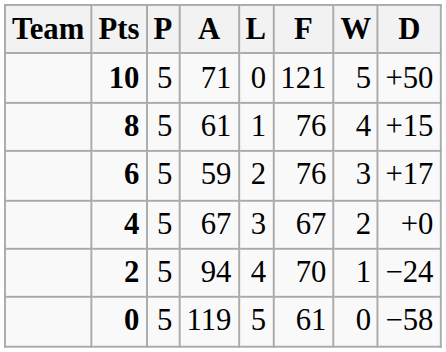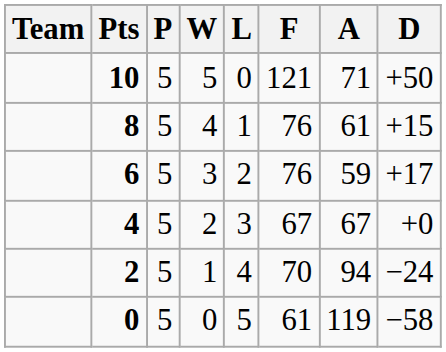columns swapped: (356, 28) <-> (209, 28)
